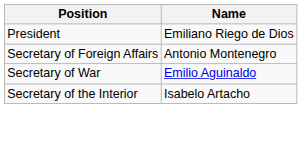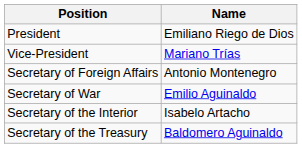+ row: (48, 53)
+ row: (77, 133)
